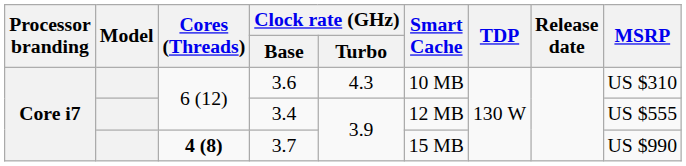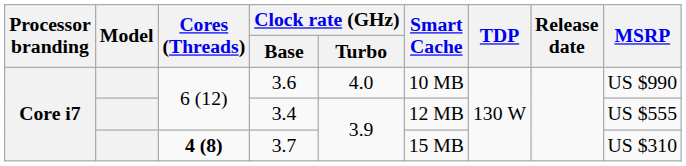(361, 82) 4.3 -> (361, 82) 4.0
(642, 82) US $310 -> (642, 82) US $990
(642, 144) US $990 -> (642, 144) US $310
